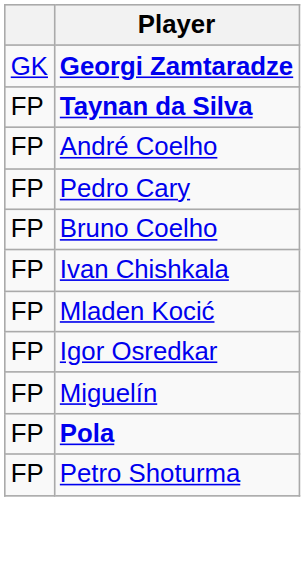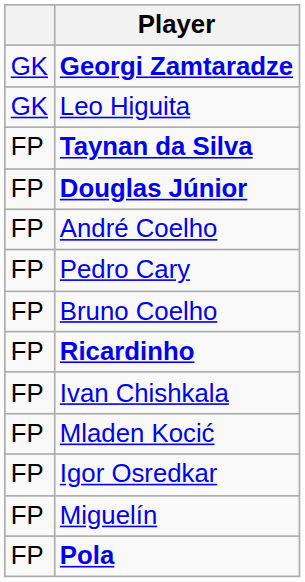+ row: (125, 106)
+ row: (154, 188)
+ row: (127, 351)
- row: (150, 474)
